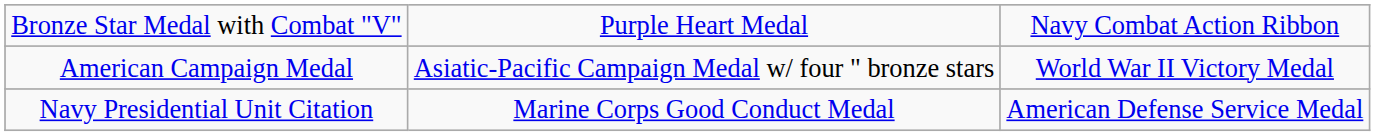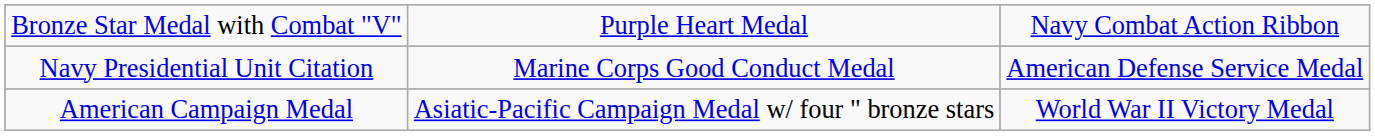rows swapped: (206, 109) <-> (206, 67)
